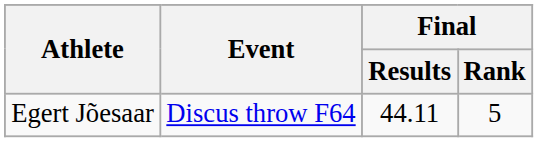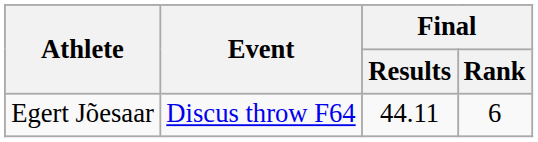(495, 114) 5 -> (495, 114) 6
